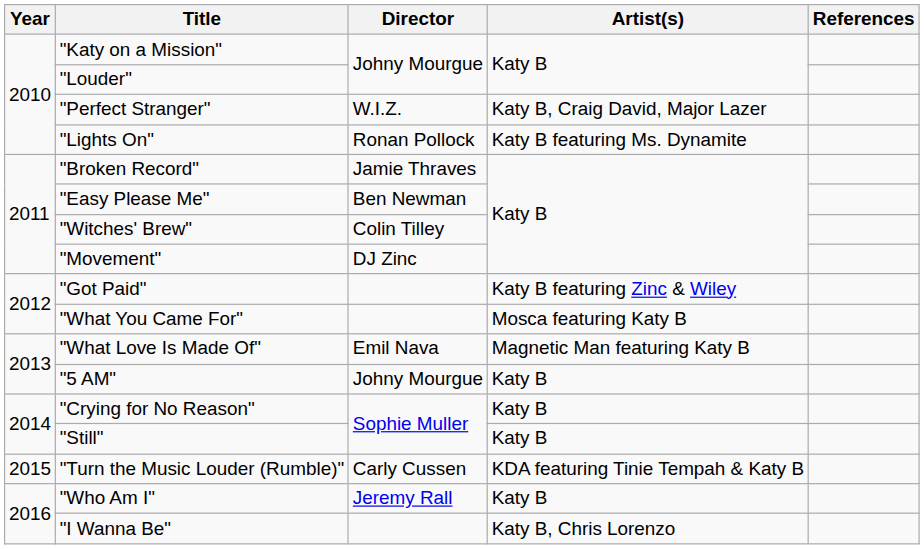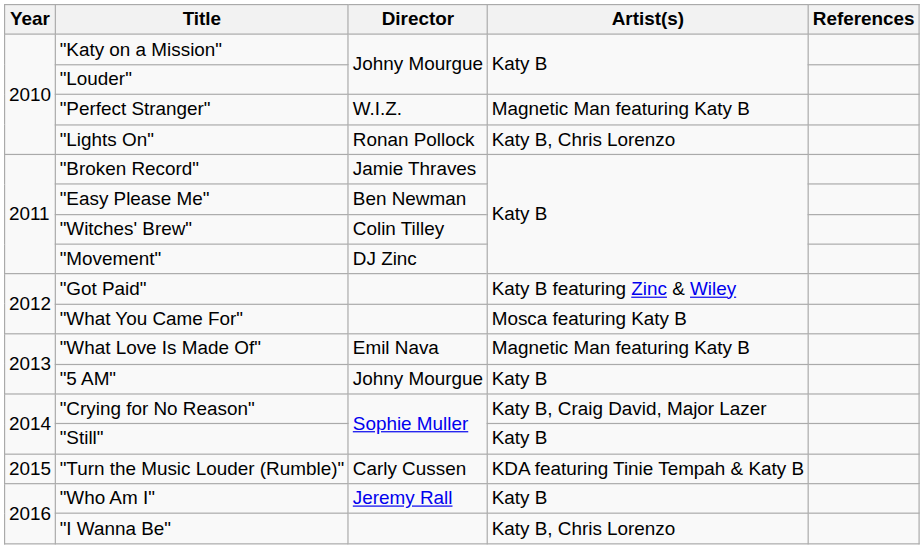(629, 109) Katy B, Craig David, Major Lazer -> (621, 109) Magnetic Man featuring Katy B
(619, 139) Katy B featuring Ms. Dynamite -> (583, 139) Katy B, Chris Lorenzo
(519, 408) Katy B -> (629, 408) Katy B, Craig David, Major Lazer
